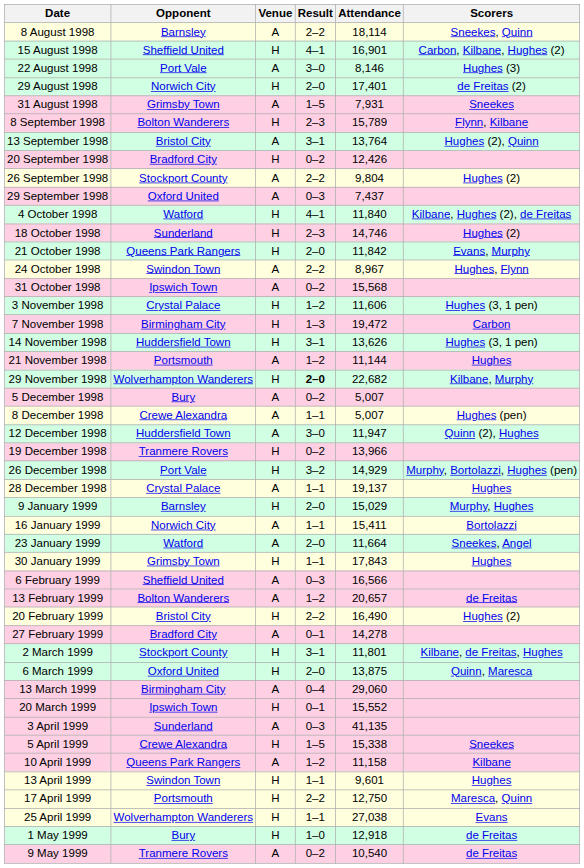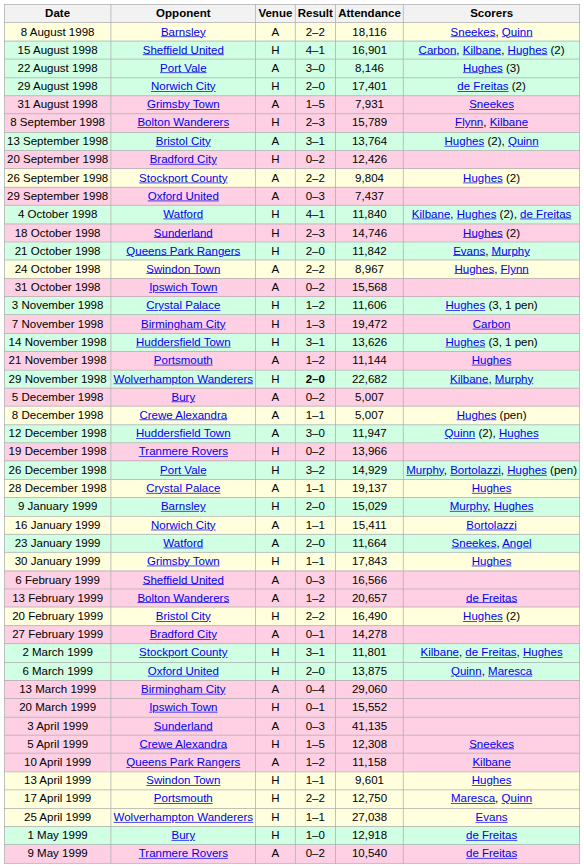(370, 31) 18,114 -> (370, 31) 18,116
(370, 744) 15,338 -> (370, 744) 12,308
